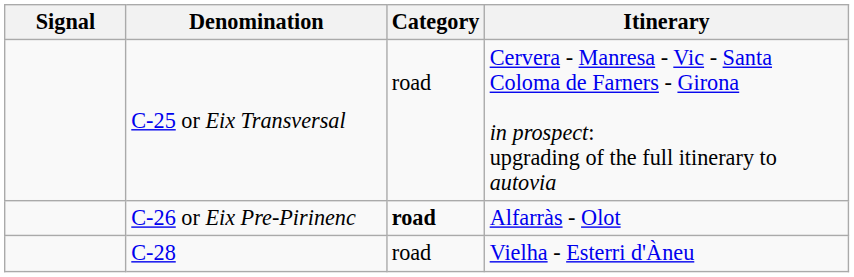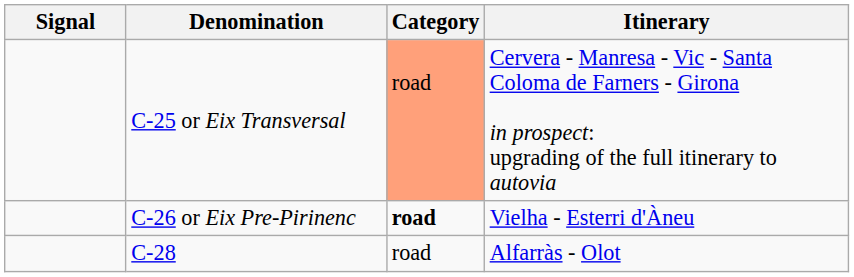(411, 82) no background -> (411, 82) lightsalmon background
(555, 217) Alfarràs - Olot -> (592, 217) Vielha - Esterri d'Àneu
(592, 253) Vielha - Esterri d'Àneu -> (555, 253) Alfarràs - Olot
